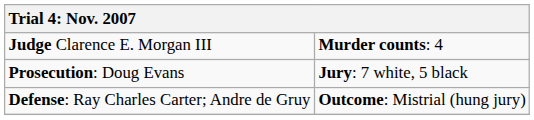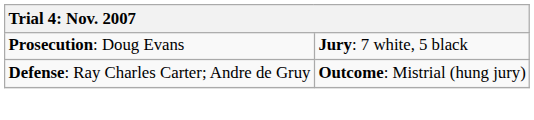- row: (110, 45)
